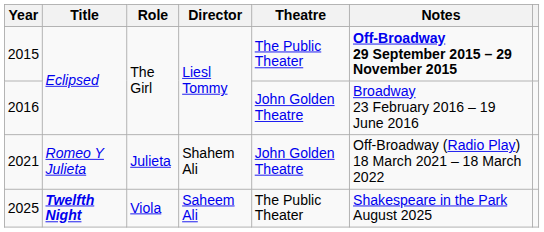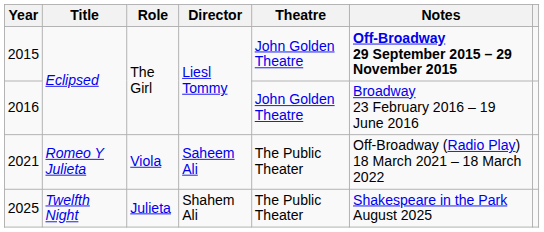(288, 53) The Public Theater -> (295, 53) John Golden Theatre
(151, 161) Julieta -> (146, 161) Viola
(208, 161) Shahem Ali -> (208, 161) Saheem Ali
(295, 161) John Golden Theatre -> (288, 161) The Public Theater
(70, 207) bold -> (68, 207) normal
(146, 207) Viola -> (151, 207) Julieta
(208, 207) Saheem Ali -> (208, 207) Shahem Ali
